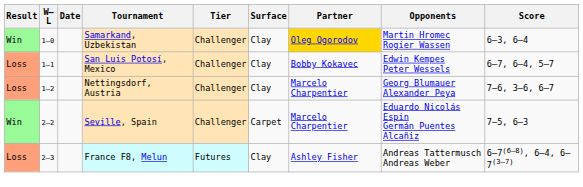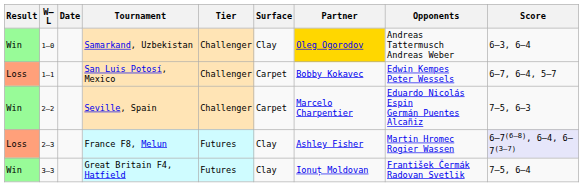(417, 40) Martin Hromec Rogier Wassen -> (421, 45) Andreas Tattermusch Andreas Weber
(261, 64) Clay -> (271, 74) Carpet
- row: (118, 88)
(432, 158) Andreas Tattermusch Andreas Weber -> (421, 144) Martin Hromec Rogier Wassen
(529, 158) no background -> (531, 144) lavender background
+ row: (128, 170)
